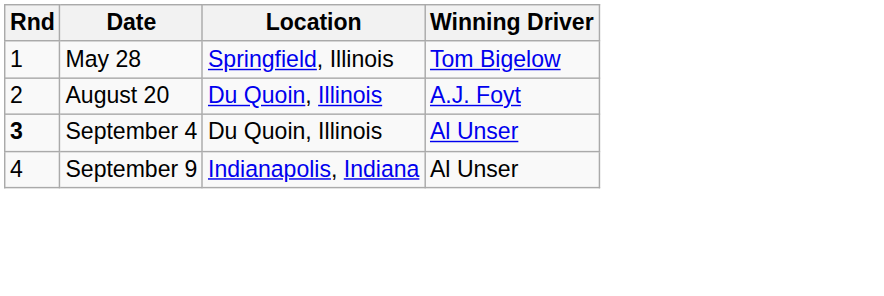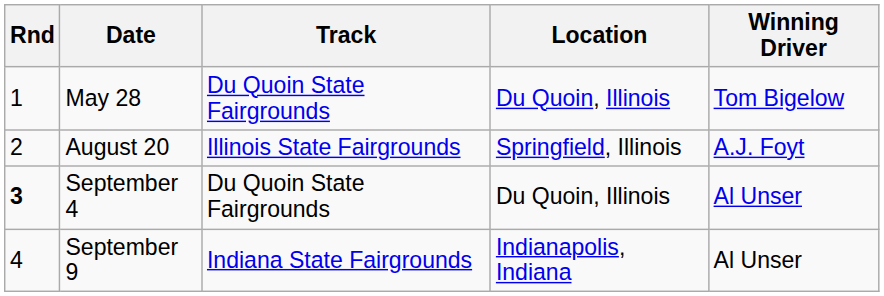+ column: (346, 35)
(301, 59) Springfield, Illinois -> (583, 98) Du Quoin, Illinois
(295, 95) Du Quoin, Illinois -> (589, 147) Springfield, Illinois
